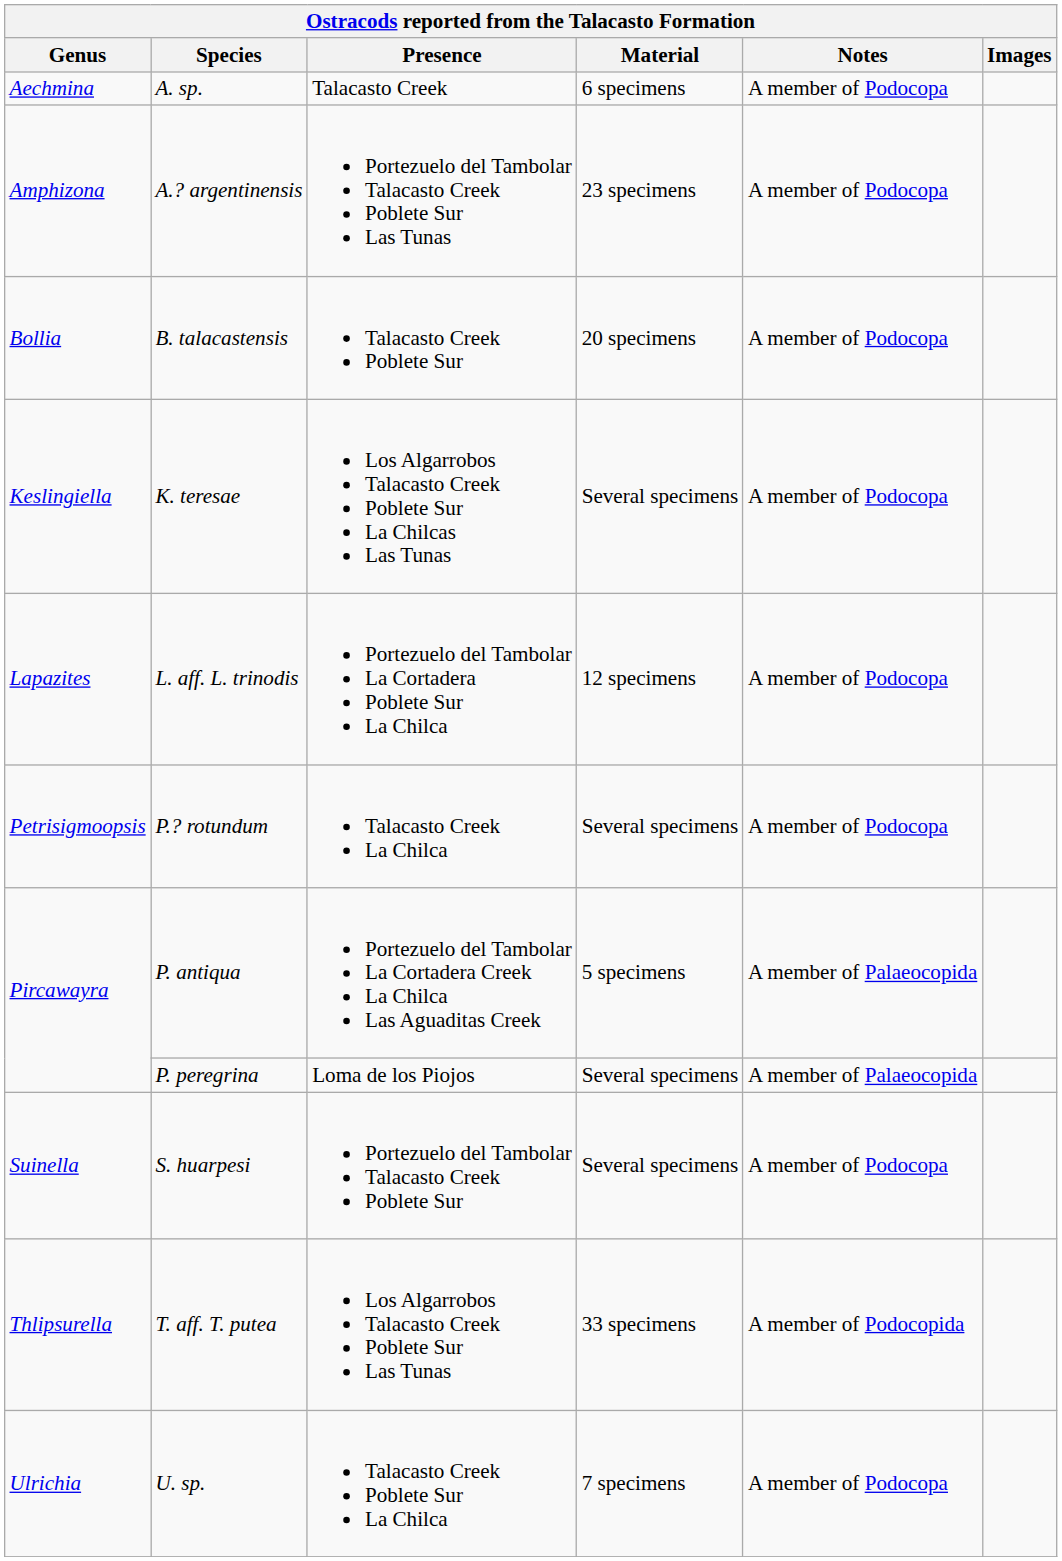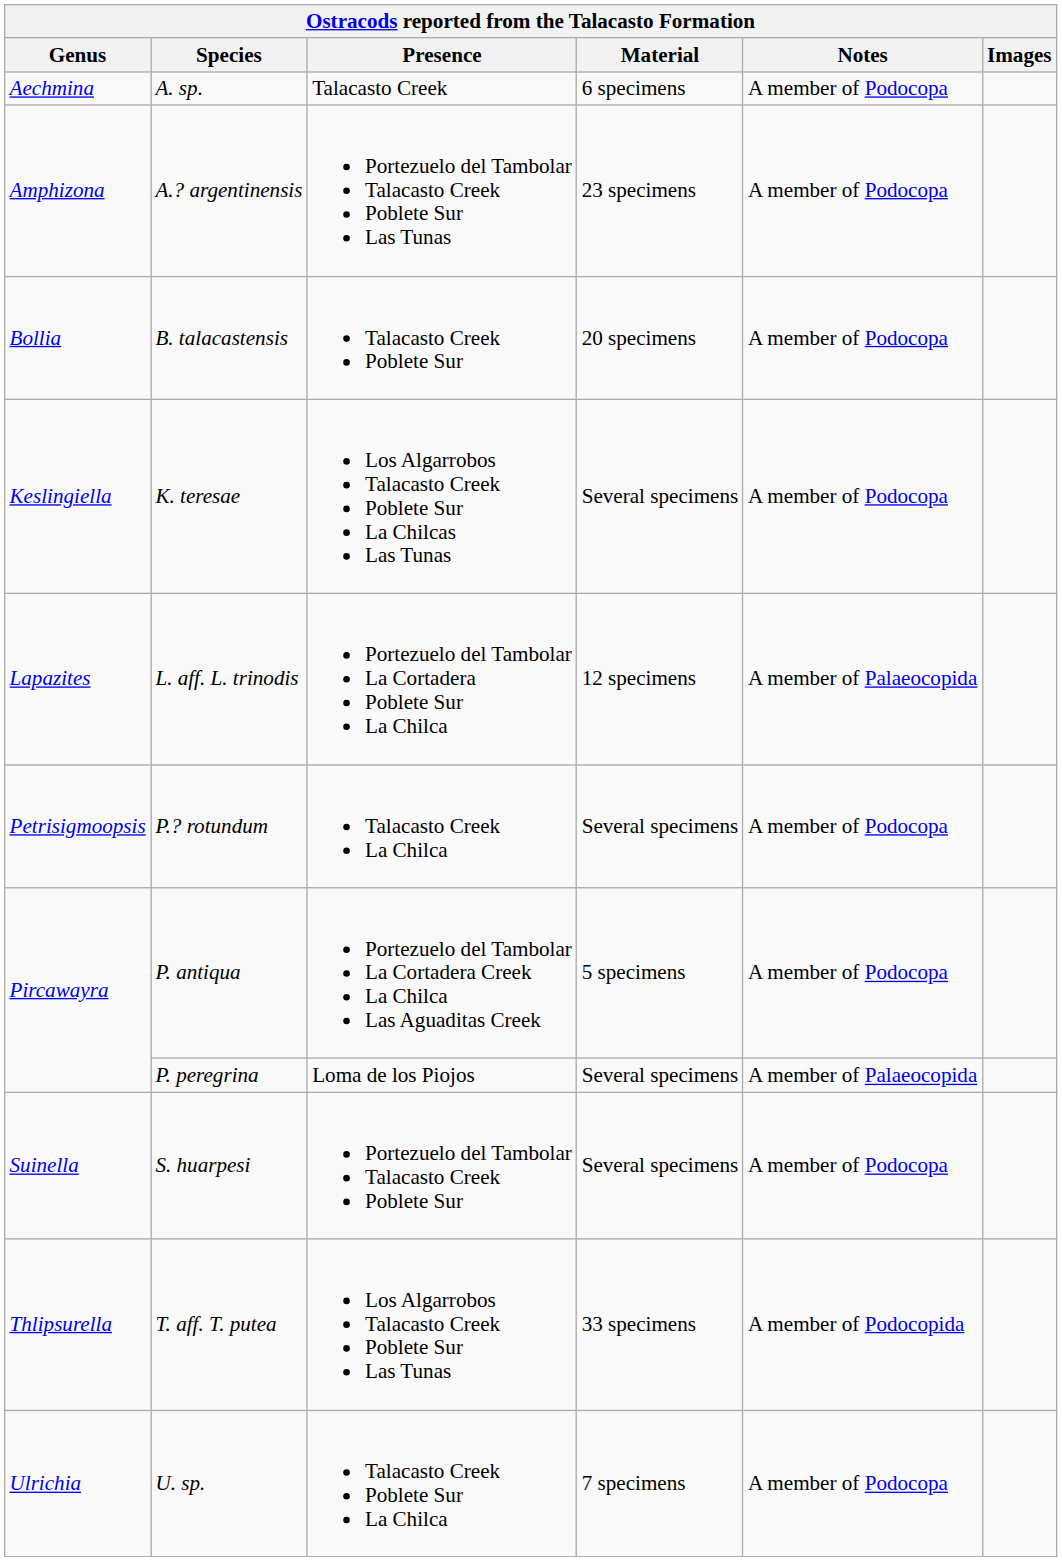(848, 678) A member of Podocopa -> (863, 678) A member of Palaeocopida
(863, 972) A member of Palaeocopida -> (848, 972) A member of Podocopa
